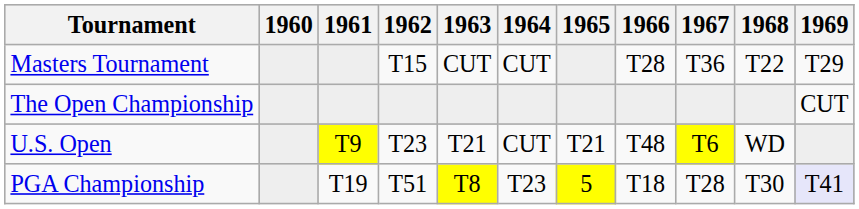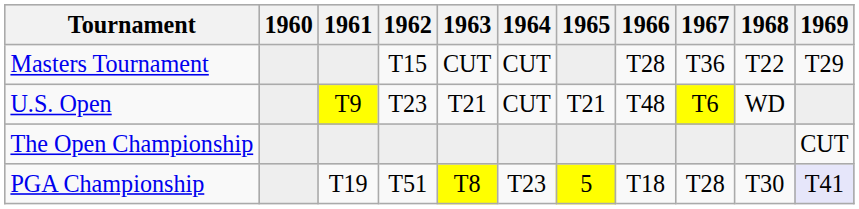rows swapped: (61, 144) <-> (132, 104)
